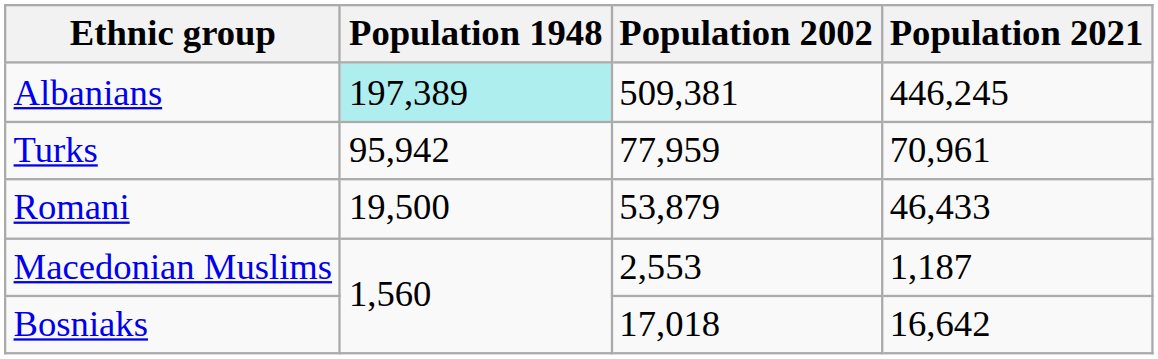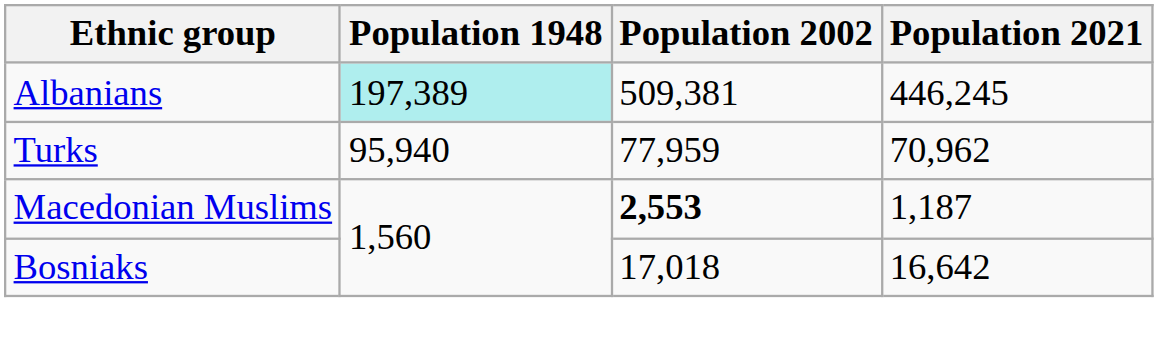(399, 149) 95,942 -> (399, 149) 95,940
(940, 149) 70,961 -> (940, 149) 70,962
- row: (72, 207)
(661, 265) normal -> (661, 207) bold
